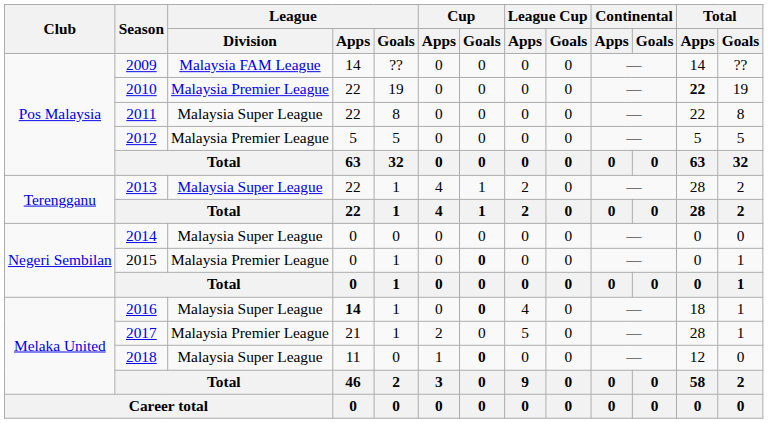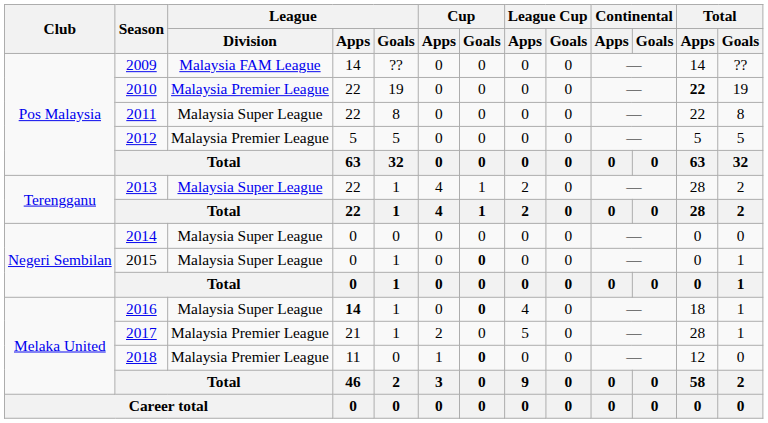(250, 260) Malaysia Premier League -> (250, 260) Malaysia Super League
(250, 357) Malaysia Super League -> (250, 357) Malaysia Premier League
